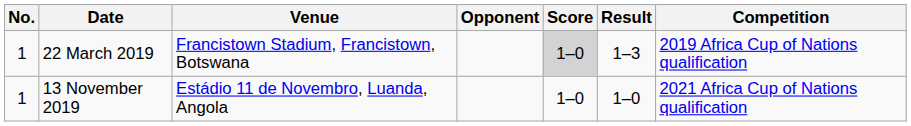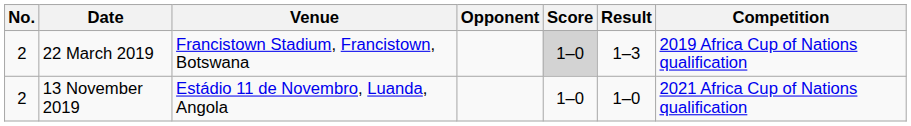(22, 53) 1 -> (22, 53) 2
(22, 98) 1 -> (22, 98) 2
